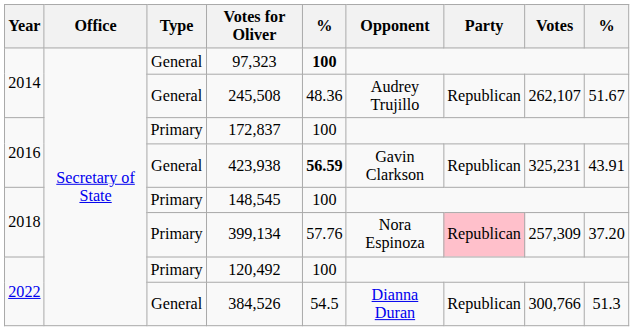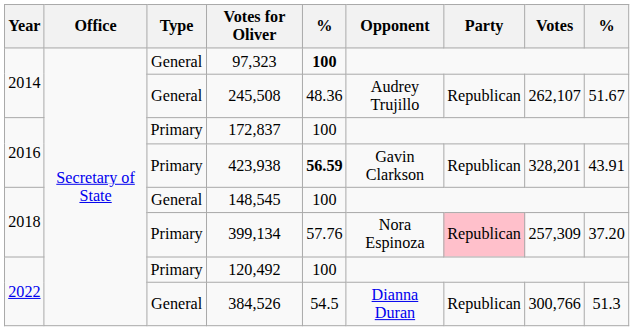(177, 165) General -> (177, 165) Primary
(555, 165) 325,231 -> (555, 165) 328,201
(177, 199) Primary -> (177, 199) General
